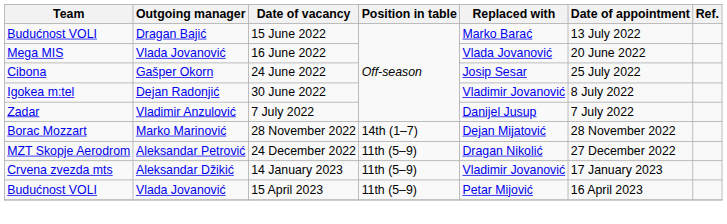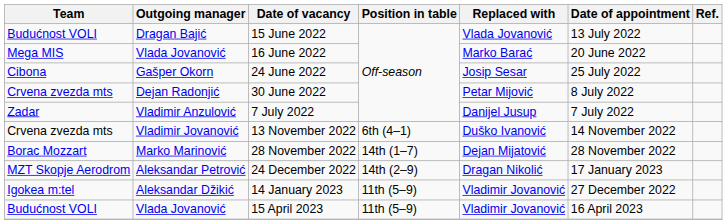(497, 33) Marko Barać -> (507, 33) Vlada Jovanović
(507, 53) Vlada Jovanović -> (497, 53) Marko Barać
(41, 92) Igokea m:tel -> (60, 92) Crvena zvezda mts
(514, 92) Vladimir Jovanović -> (498, 92) Petar Mijović
+ row: (304, 131)
(389, 151) 11th (5–9) -> (390, 170) 14th (2–9)
(623, 151) 27 December 2022 -> (617, 170) 17 January 2023
(60, 170) Crvena zvezda mts -> (41, 190) Igokea m:tel
(617, 170) 17 January 2023 -> (623, 190) 27 December 2022
(498, 190) Petar Mijović -> (514, 209) Vladimir Jovanović
